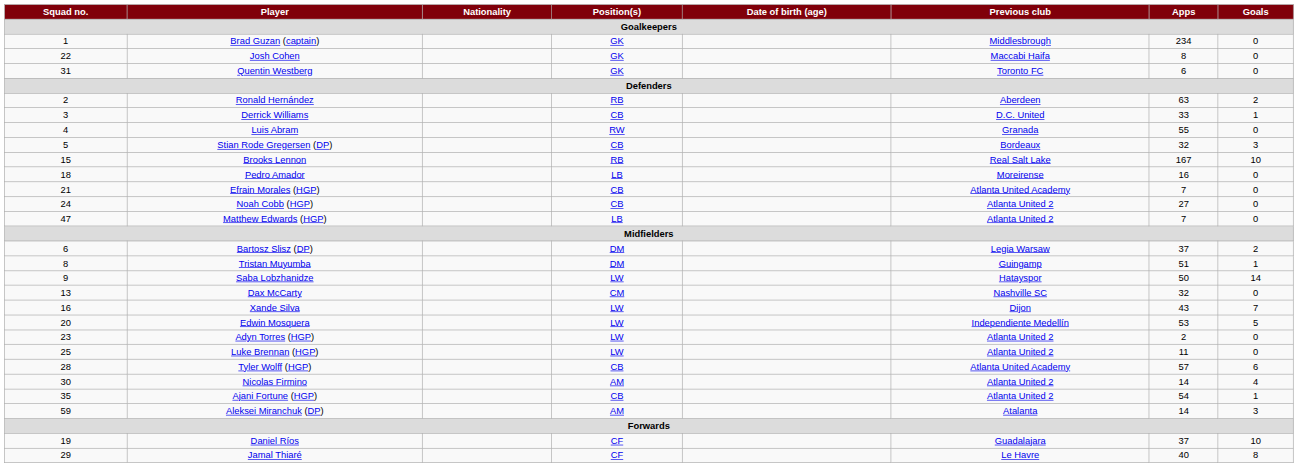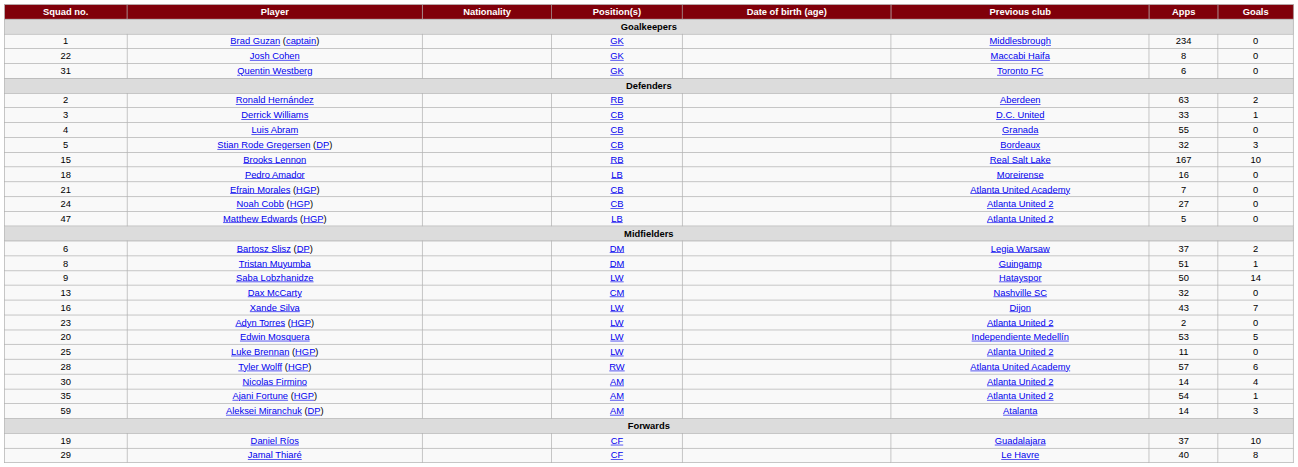(617, 130) RW -> (617, 130) CB
(1184, 219) 7 -> (1184, 219) 5
rows swapped: (275, 323) <-> (275, 337)
(617, 367) CB -> (617, 367) RW
(617, 397) CB -> (617, 397) AM
